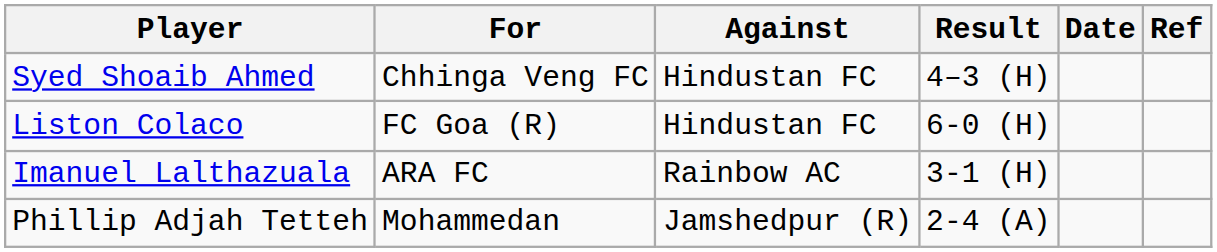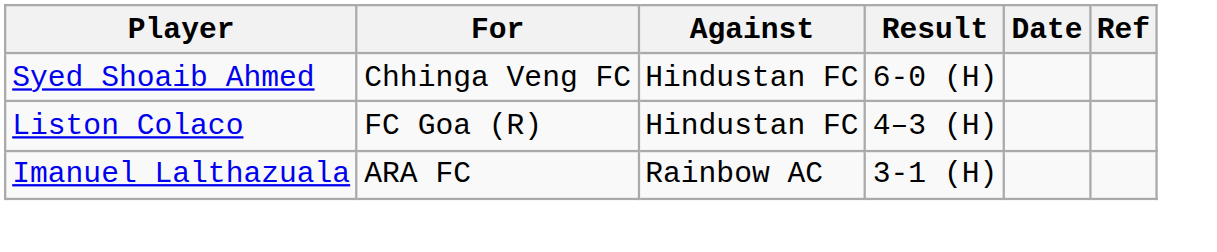(988, 78) 4–3 (H) -> (935, 78) 6-0 (H)
(988, 126) 6-0 (H) -> (935, 126) 4–3 (H)
- row: (190, 223)
